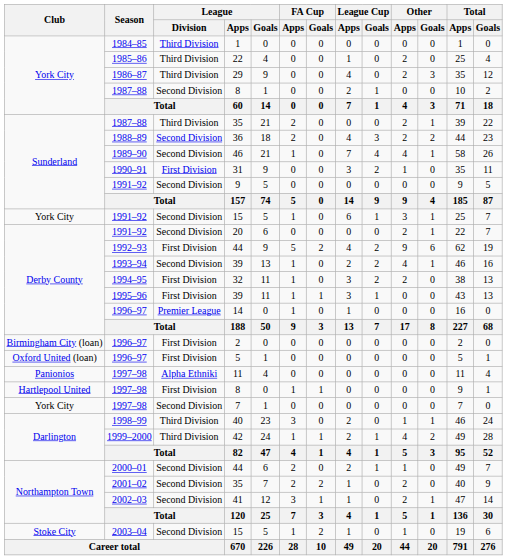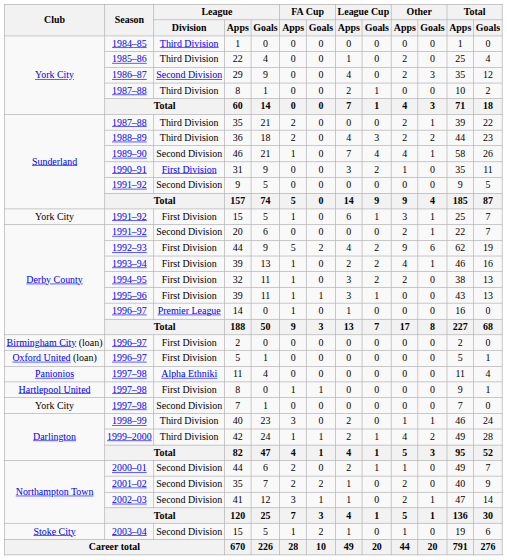(189, 75) Third Division -> (189, 75) Second Division
(189, 91) Second Division -> (189, 91) Third Division
(189, 138) Second Division -> (189, 138) Third Division
(189, 216) Second Division -> (189, 216) First Division
(189, 264) Second Division -> (189, 264) First Division
